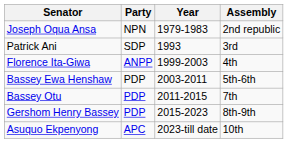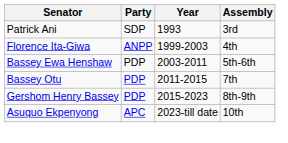- row: (51, 29)
